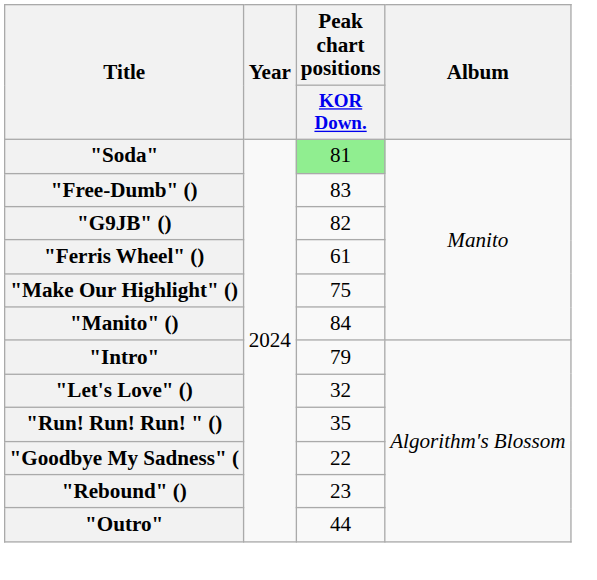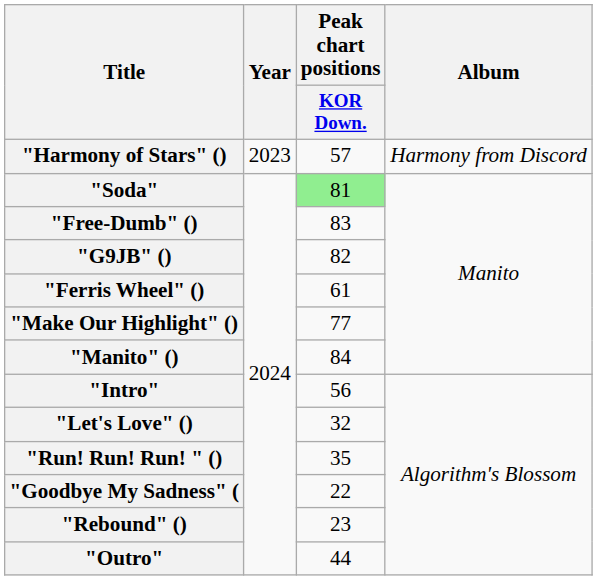+ row: (124, 156)
(341, 290) 75 -> (341, 323) 77
(341, 357) 79 -> (341, 390) 56
